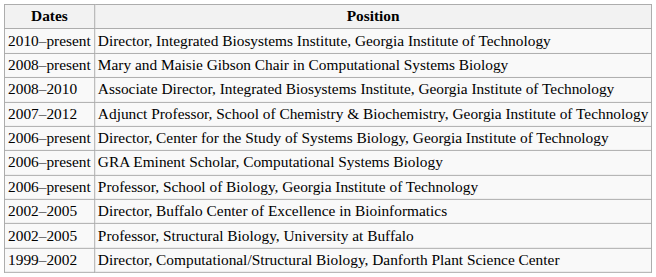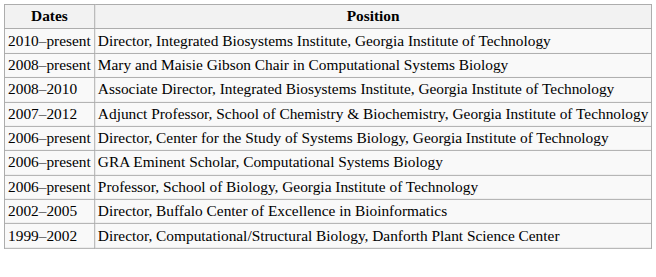- row: (256, 235)
